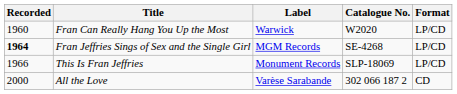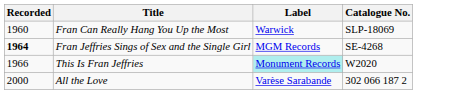- column: (432, 13)
(361, 30) W2020 -> (370, 30) SLP-18069
(298, 64) no background -> (298, 64) paleturquoise background
(370, 64) SLP-18069 -> (361, 64) W2020
